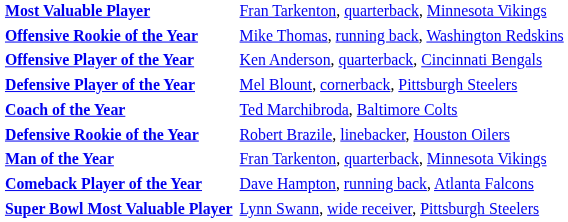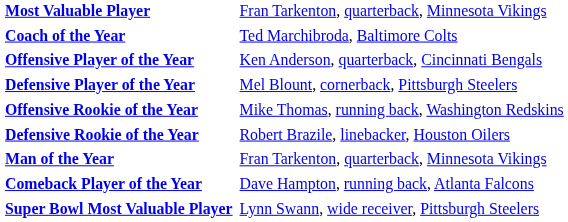rows swapped: (65, 109) <-> (101, 35)
